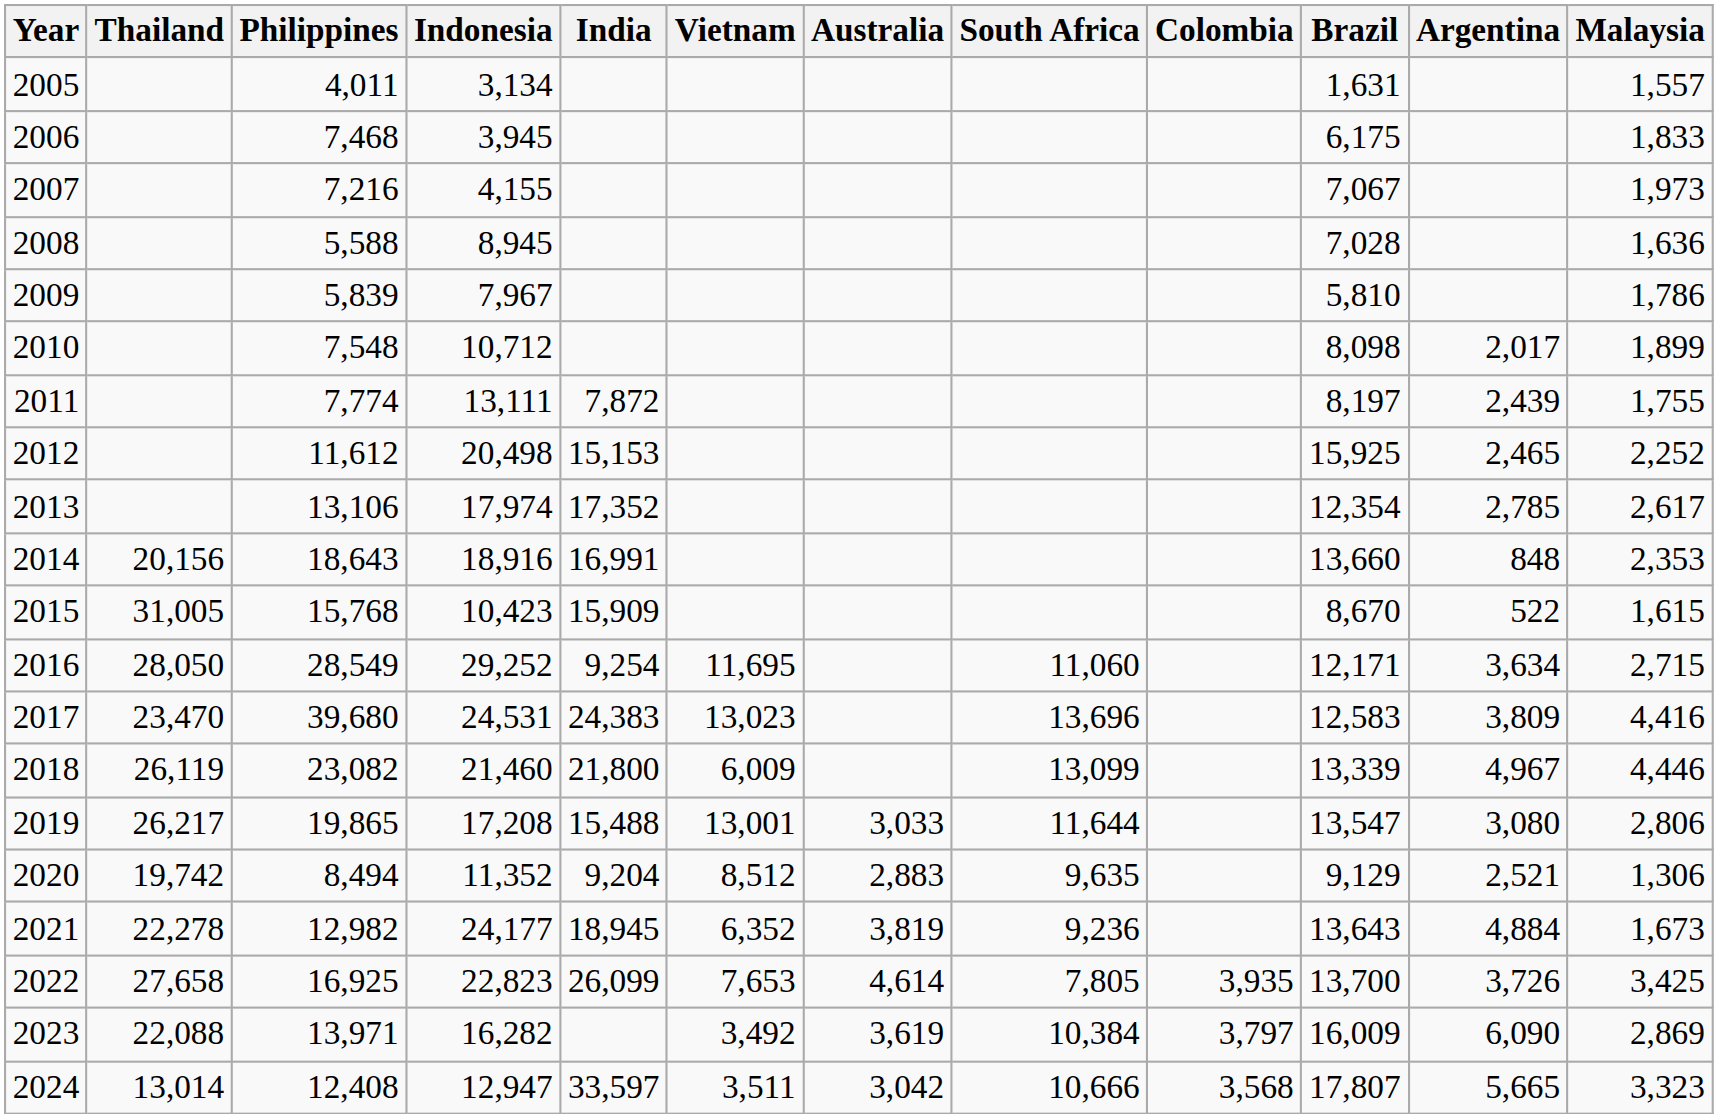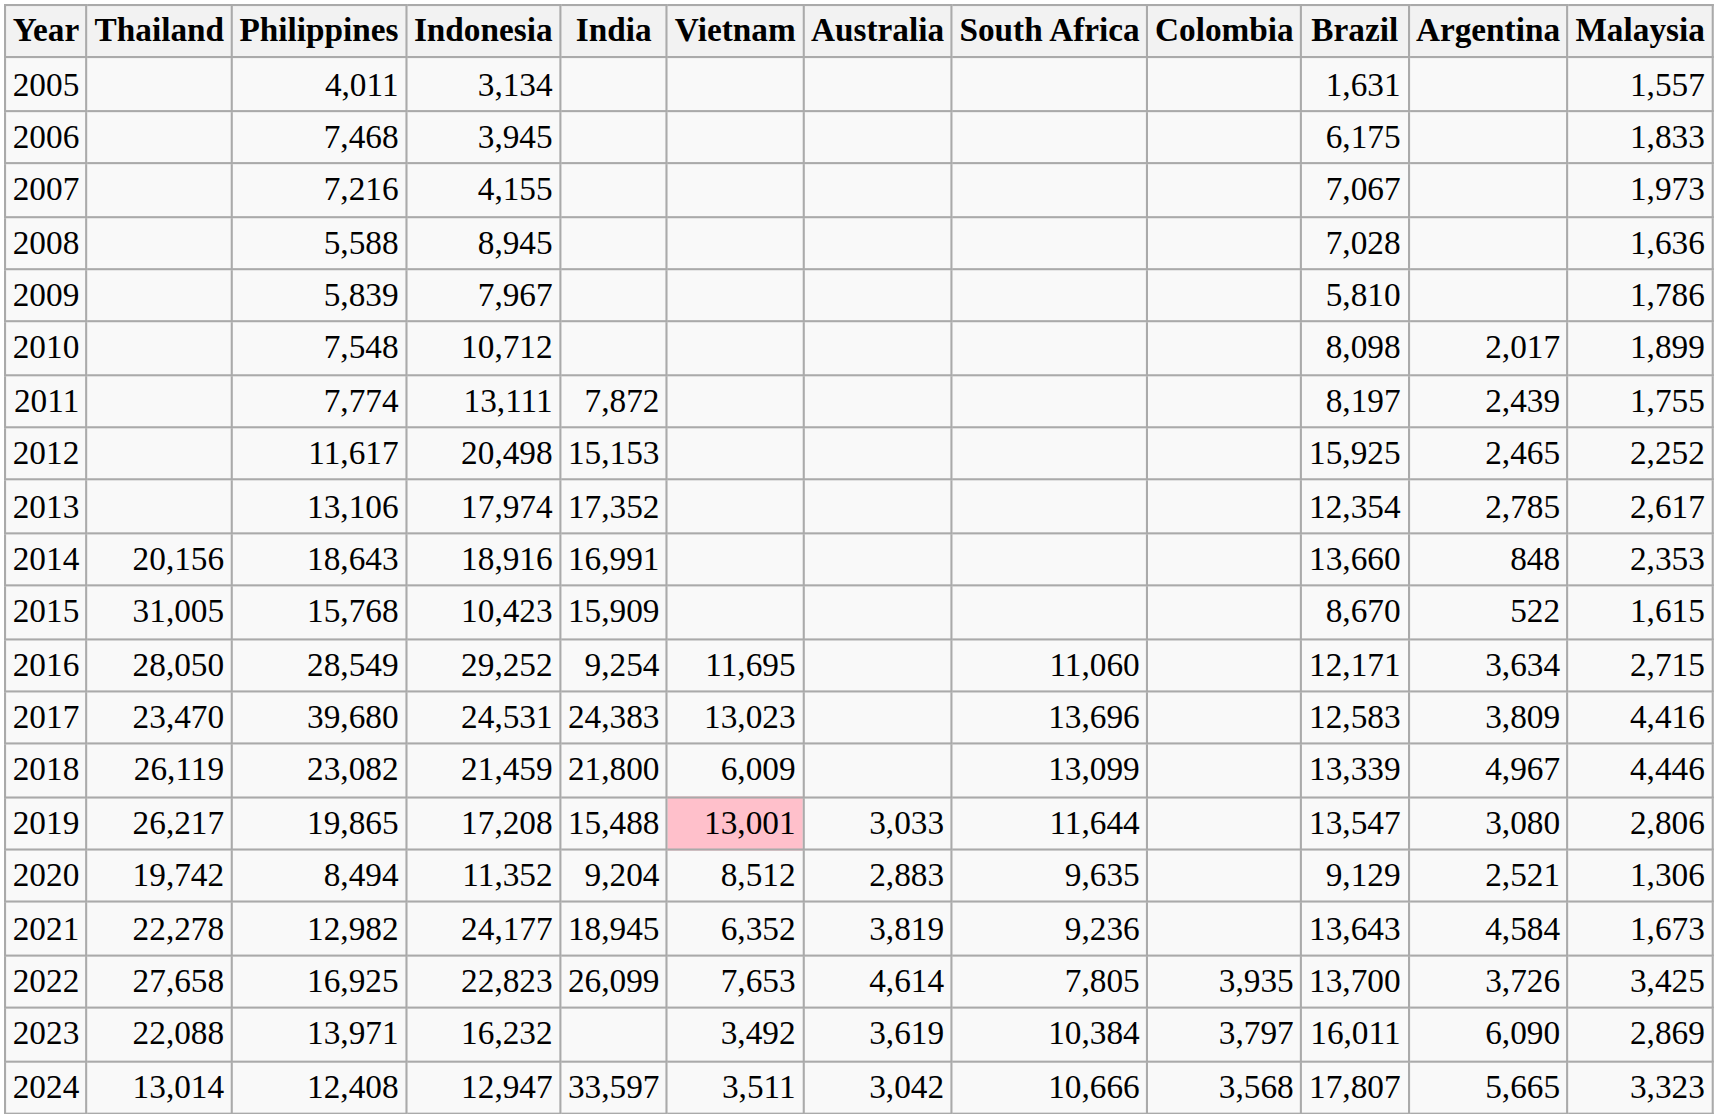(353, 453) 11,612 -> (353, 453) 11,617
(507, 769) 21,460 -> (507, 769) 21,459
(750, 822) no background -> (750, 822) pink background
(1523, 928) 4,884 -> (1523, 928) 4,584
(507, 1033) 16,282 -> (507, 1033) 16,232
(1355, 1033) 16,009 -> (1355, 1033) 16,011
